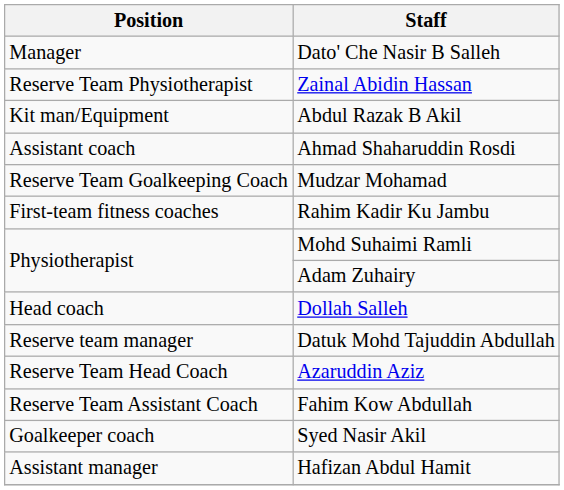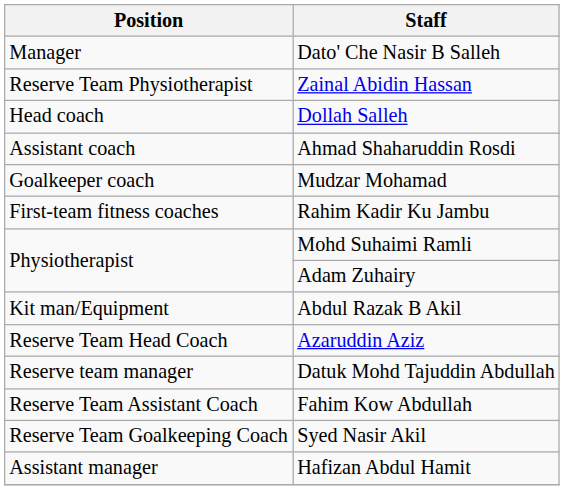rows swapped: (352, 308) <-> (379, 116)
(149, 180) Reserve Team Goalkeeping Coach -> (82, 180) Goalkeeper coach
rows swapped: (426, 340) <-> (361, 372)
(82, 436) Goalkeeper coach -> (149, 436) Reserve Team Goalkeeping Coach
